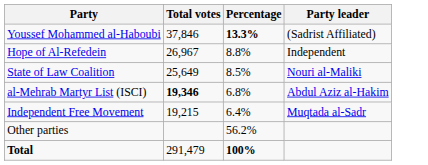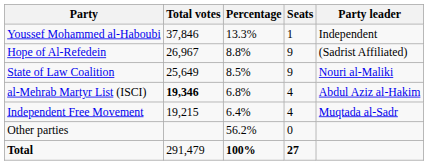+ column: (300, 14)
(242, 34) bold -> (241, 34) normal
(331, 34) (Sadrist Affiliated) -> (348, 34) Independent
(316, 53) Independent -> (363, 53) (Sadrist Affiliated)
